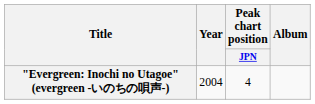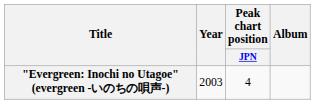(211, 82) 2004 -> (211, 82) 2003
